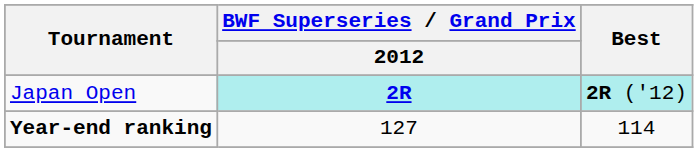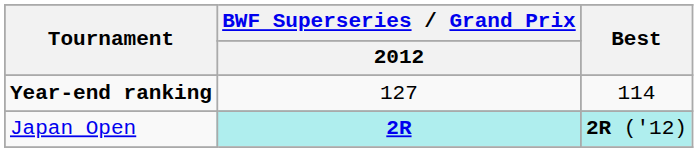rows swapped: (73, 93) <-> (111, 128)
